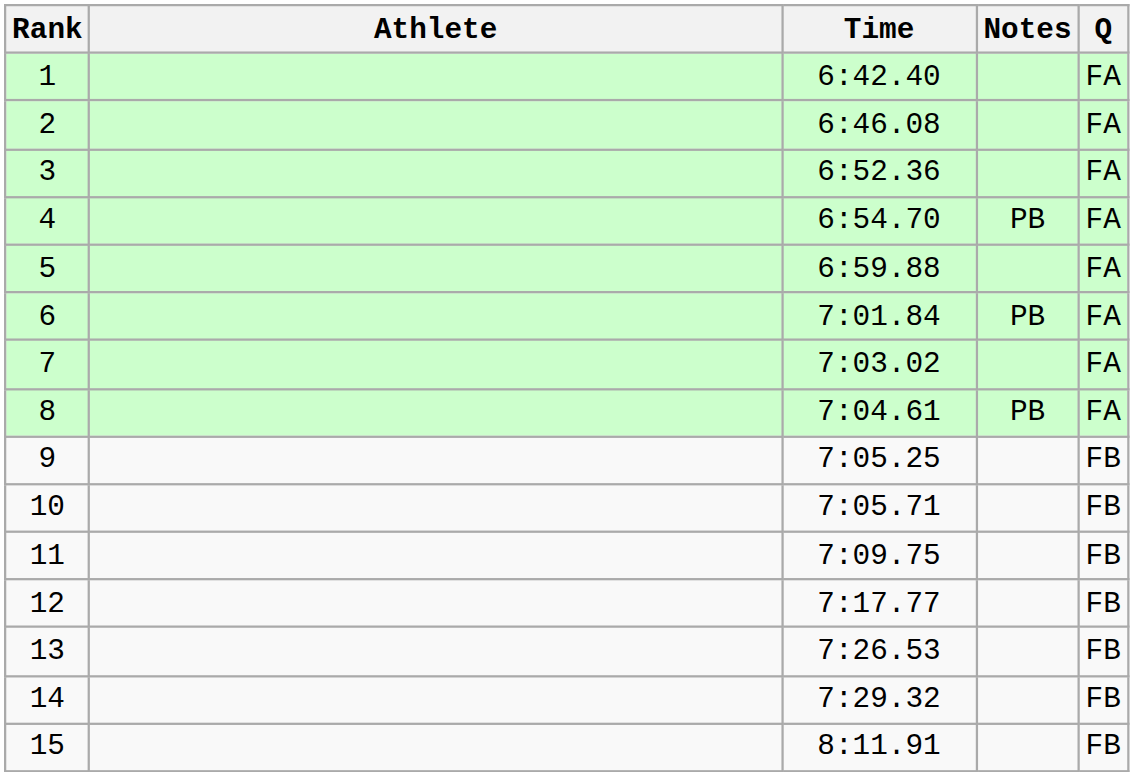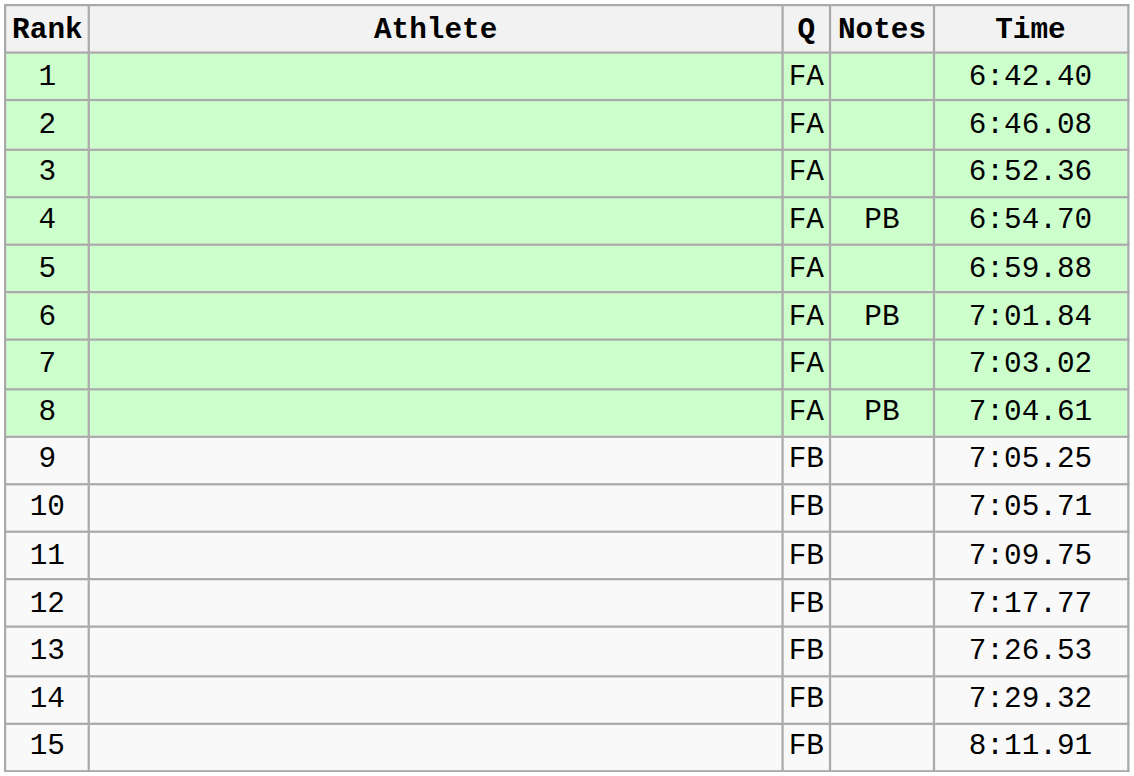columns swapped: (879, 29) <-> (1103, 29)
